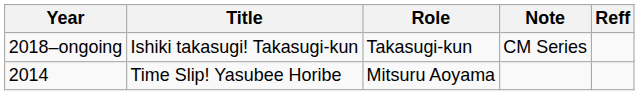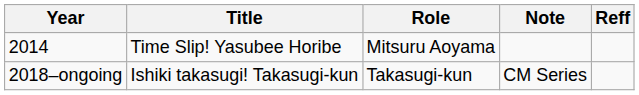rows swapped: (29, 75) <-> (65, 47)
